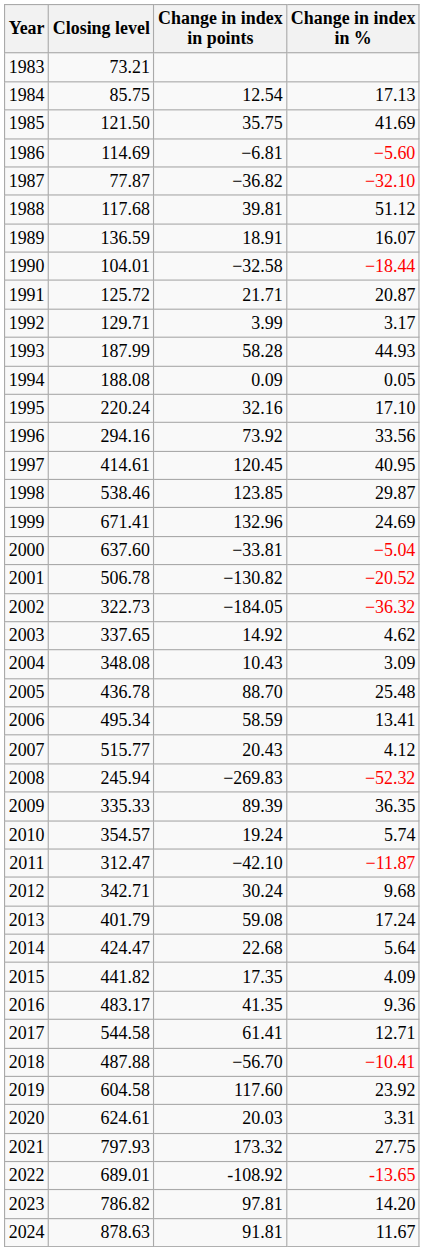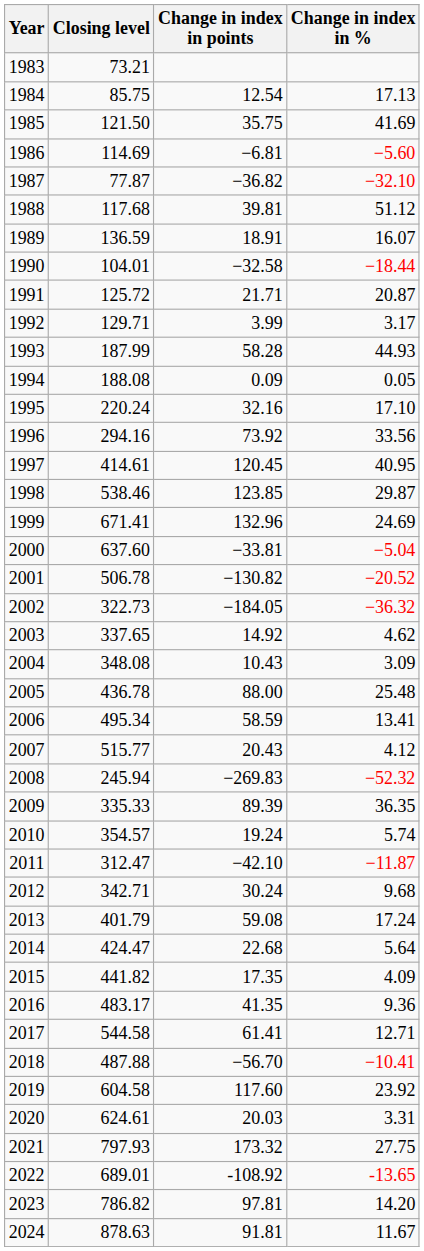(262, 692) 88.70 -> (262, 692) 88.00
